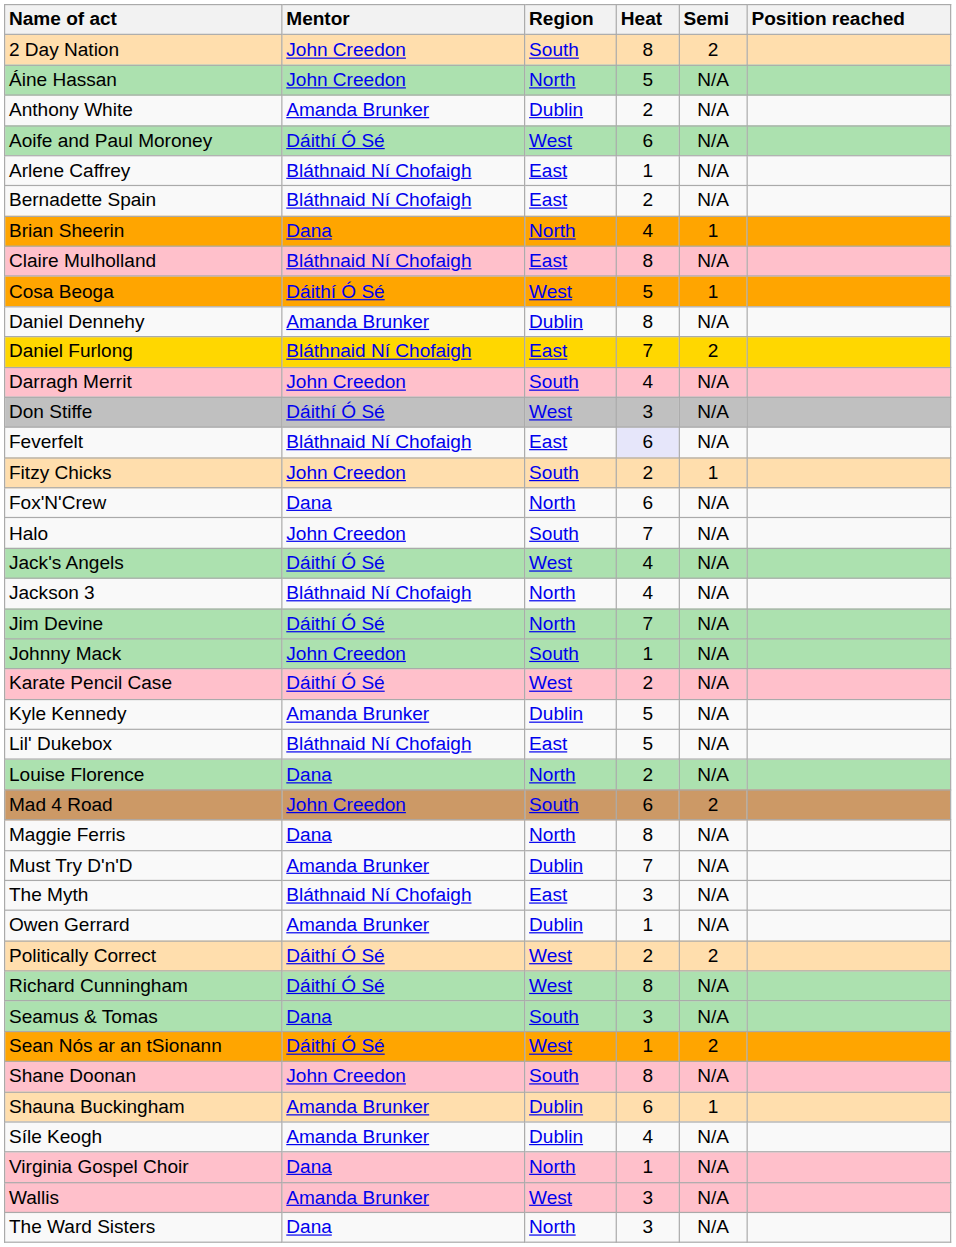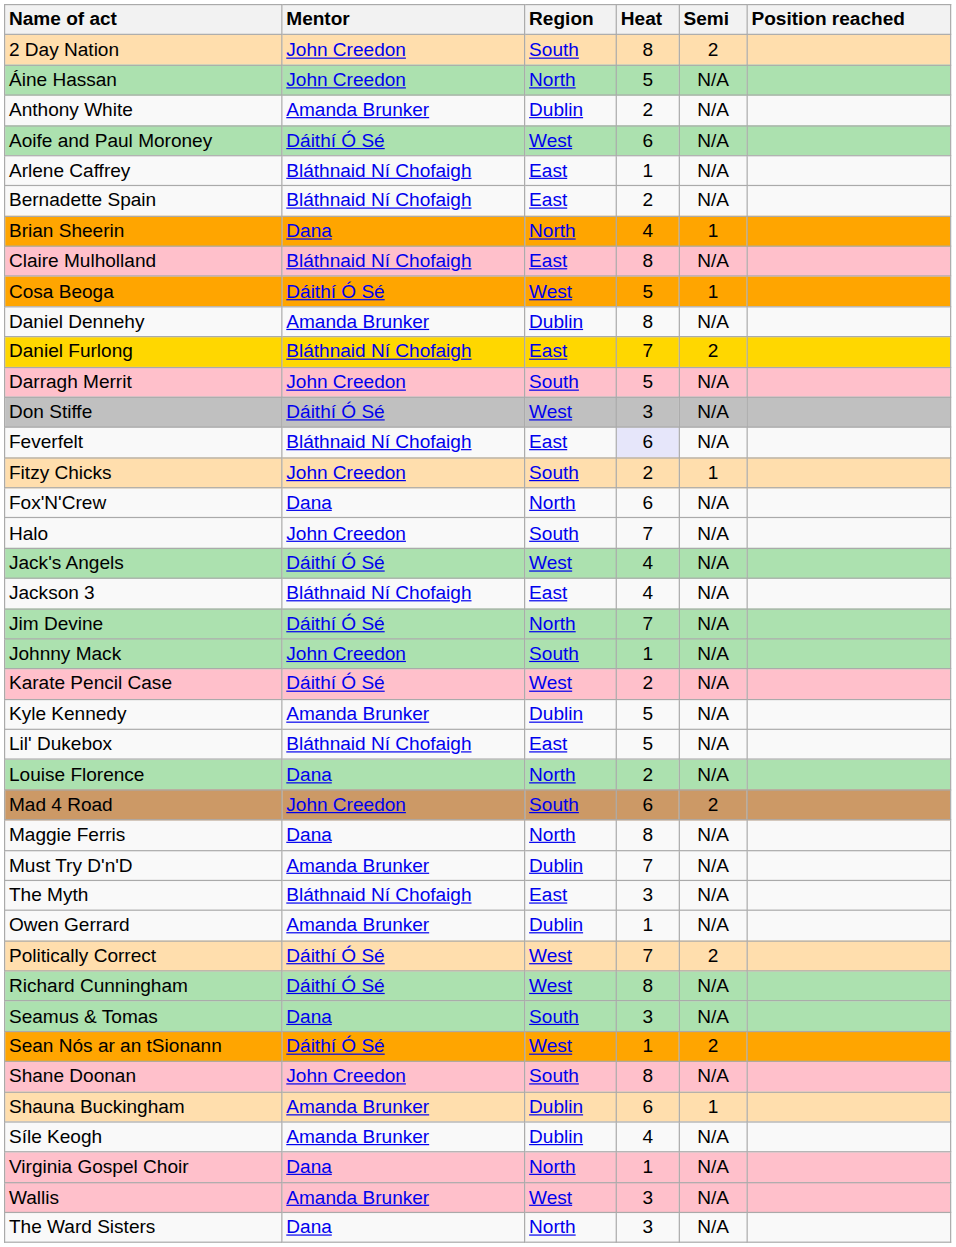(648, 381) 4 -> (648, 381) 5
(552, 593) North -> (548, 593) East
(648, 955) 2 -> (648, 955) 7
